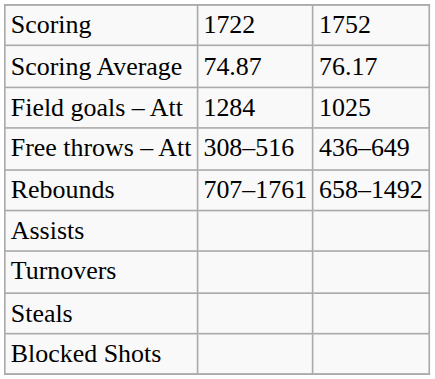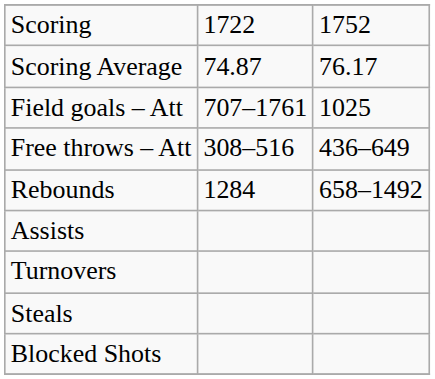(229, 107) 1284 -> (255, 107) 707–1761
(255, 189) 707–1761 -> (229, 189) 1284
